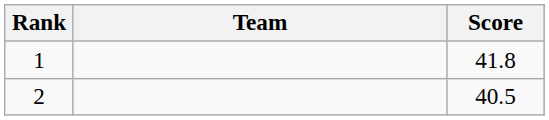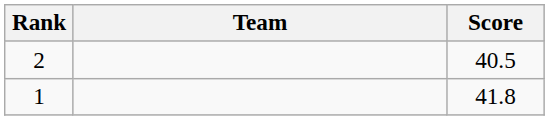rows swapped: (39, 59) <-> (39, 96)
